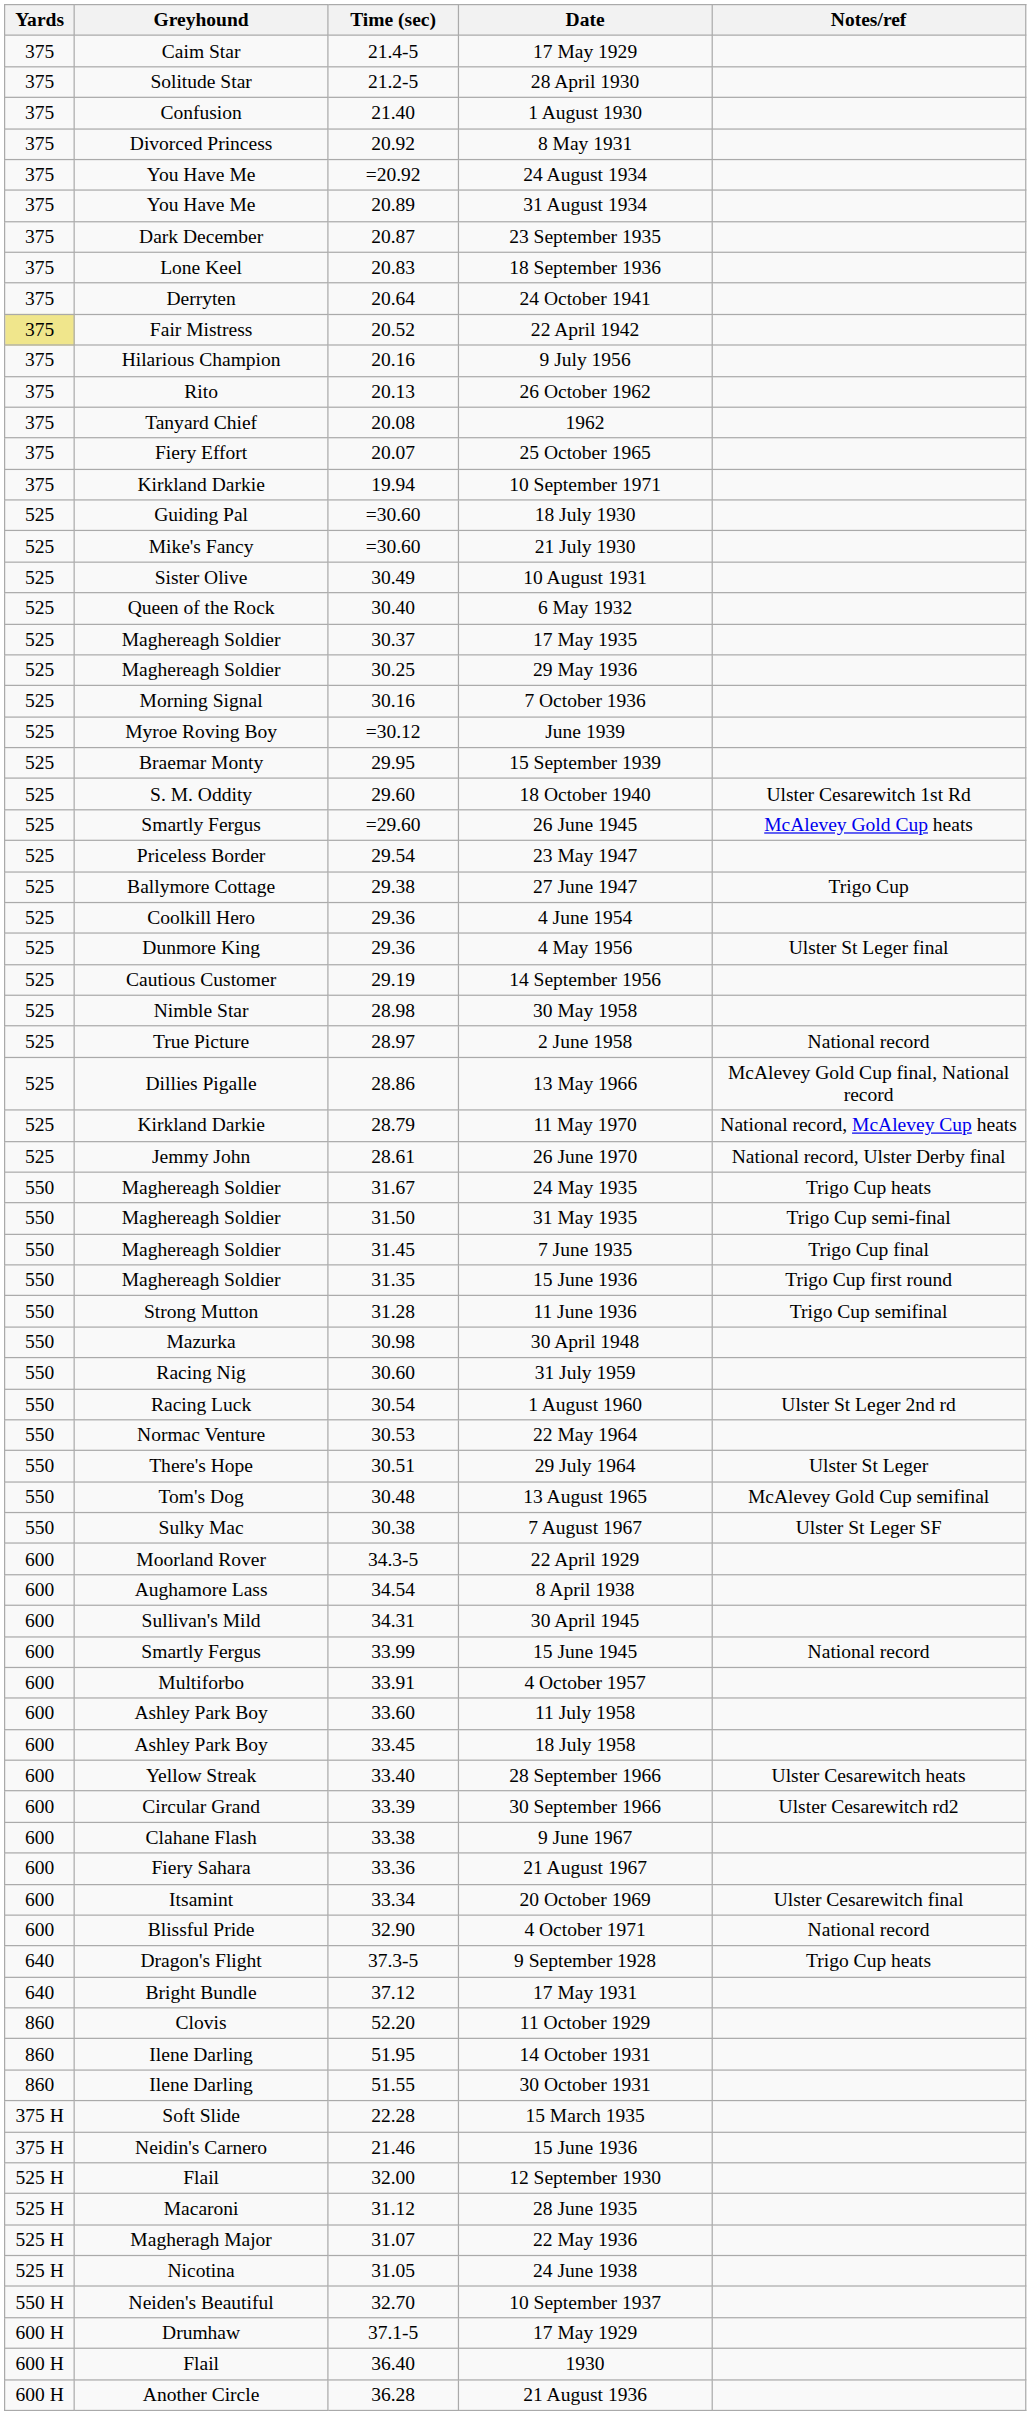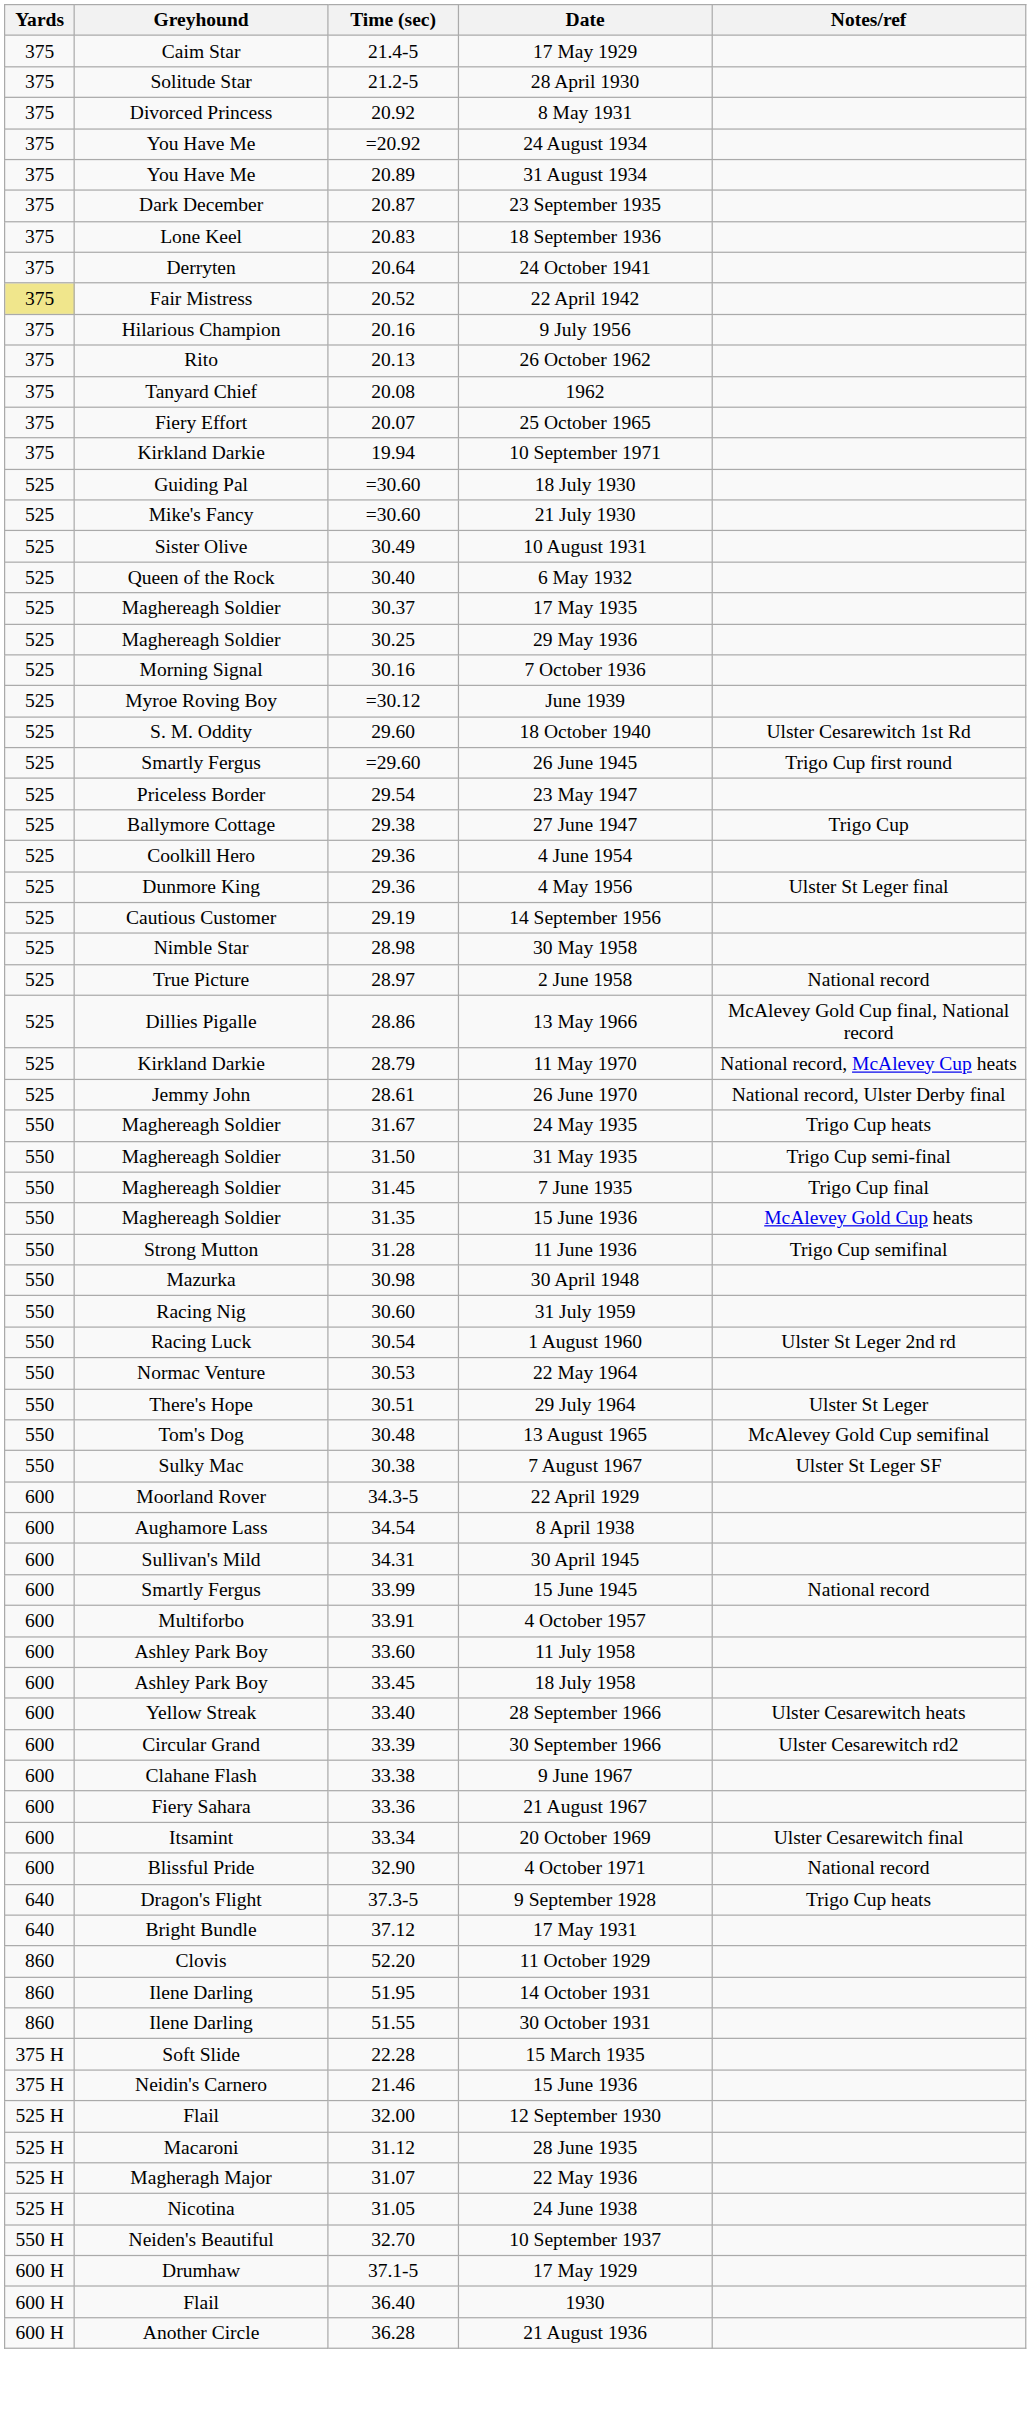- row: (393, 112)
- row: (393, 762)
(869, 824) McAlevey Gold Cup heats -> (869, 762) Trigo Cup first round
(869, 1280) Trigo Cup first round -> (869, 1218) McAlevey Gold Cup heats
